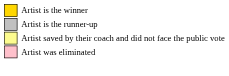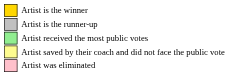+ row: (84, 38)
